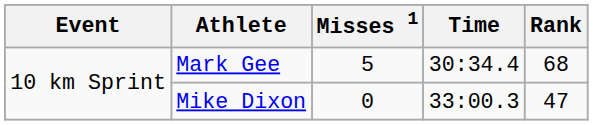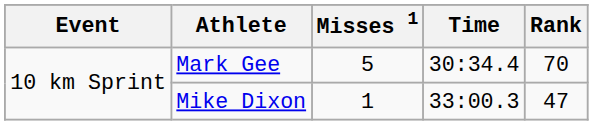(556, 65) 68 -> (556, 65) 70
(367, 101) 0 -> (367, 101) 1
